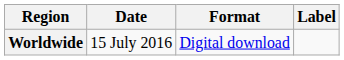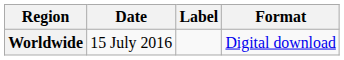columns swapped: (235, 17) <-> (316, 17)
